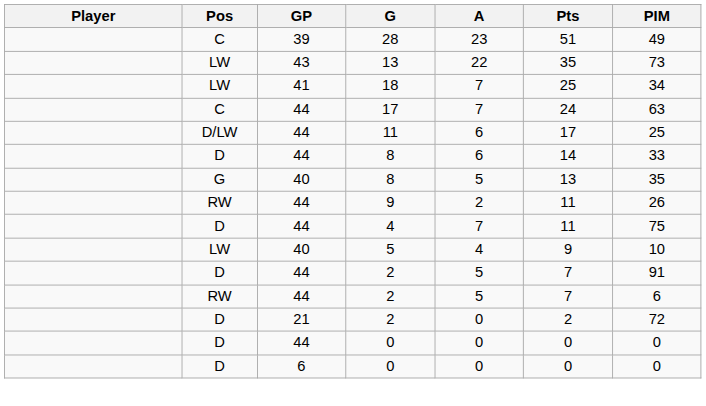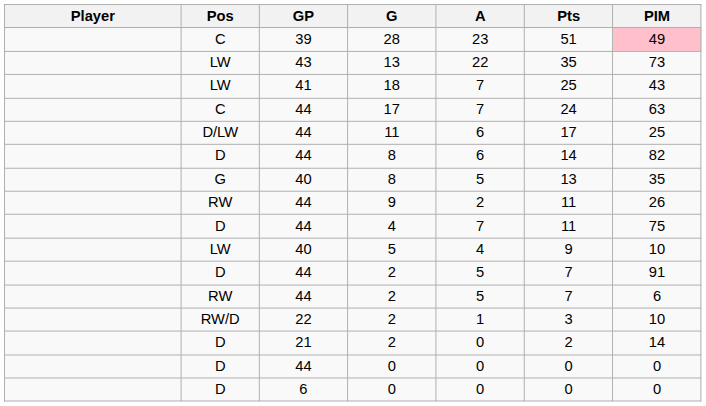(657, 39) no background -> (657, 39) pink background
(657, 86) 34 -> (657, 86) 43
(657, 156) 33 -> (657, 156) 82
+ row: (303, 319)
(657, 319) 72 -> (657, 343) 14
